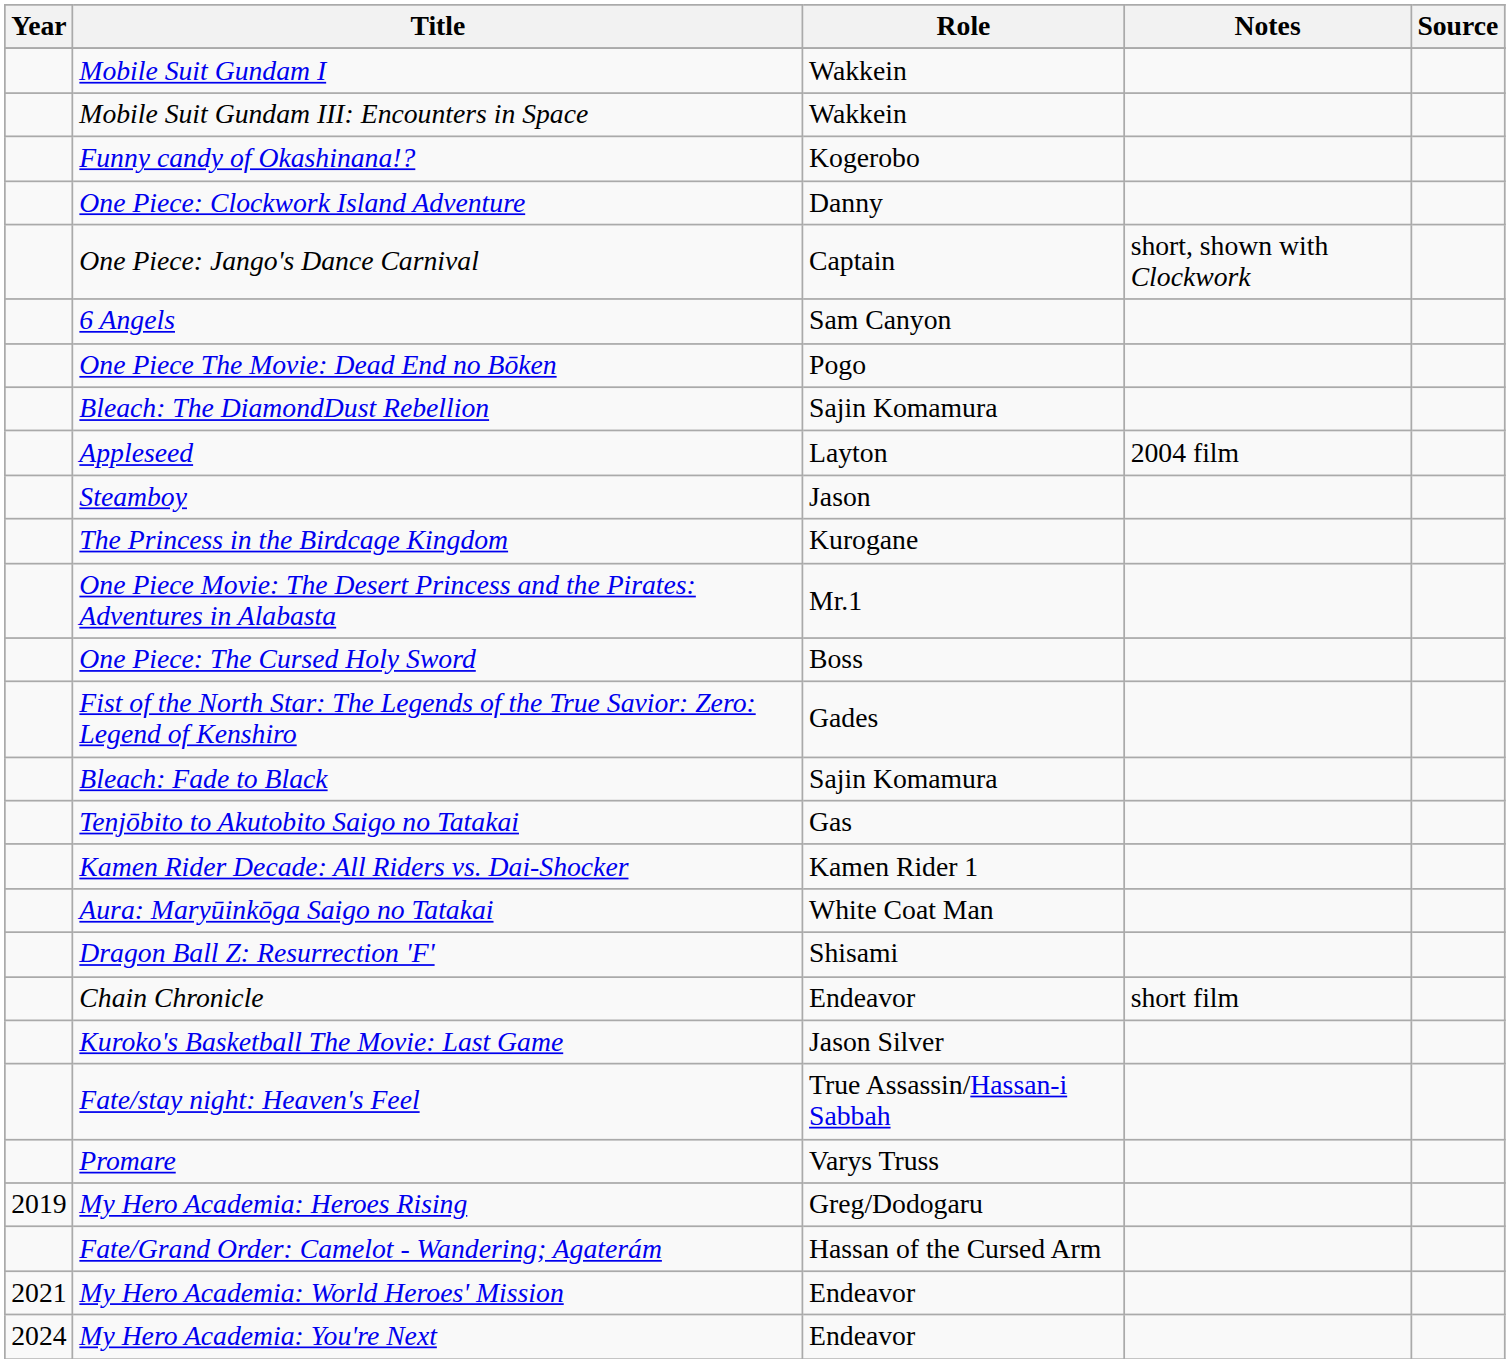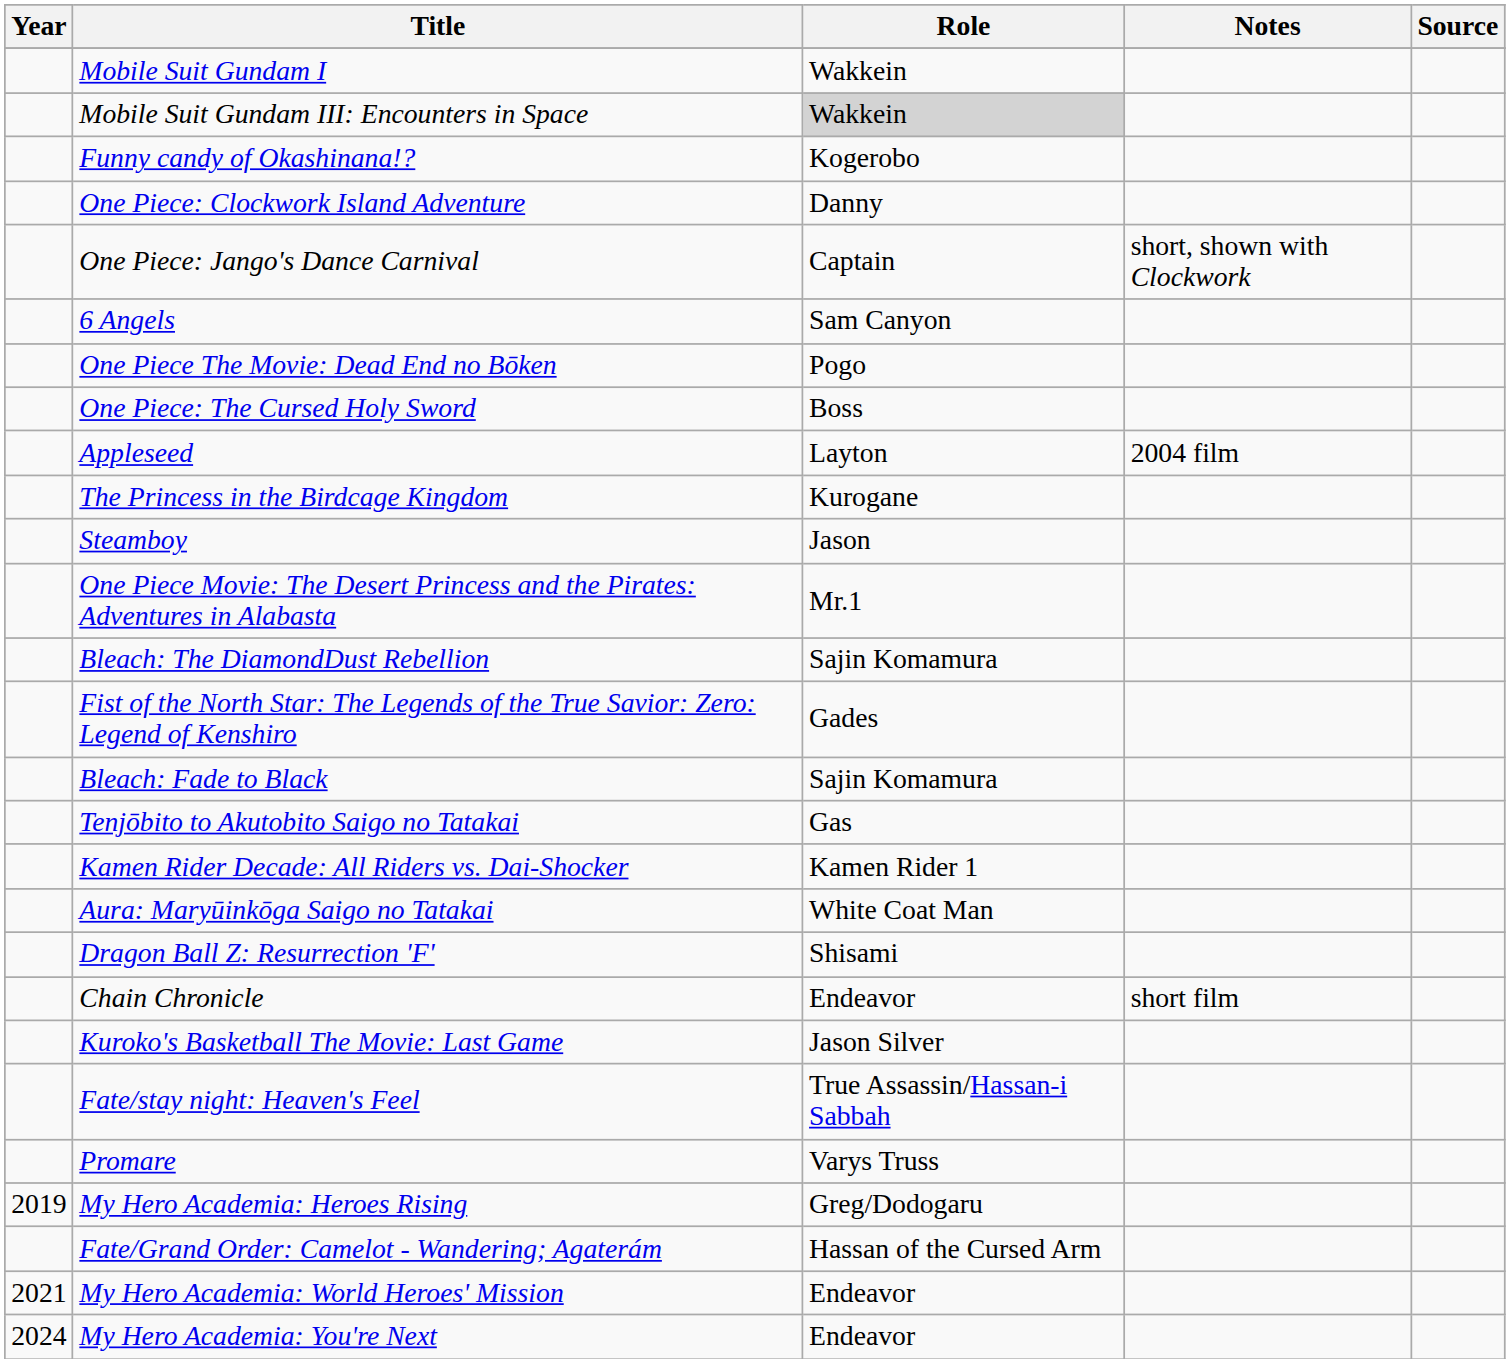(858, 114) no background -> (858, 114) lightgrey background
rows swapped: (278, 659) <-> (284, 408)
rows swapped: (133, 496) <-> (294, 540)
